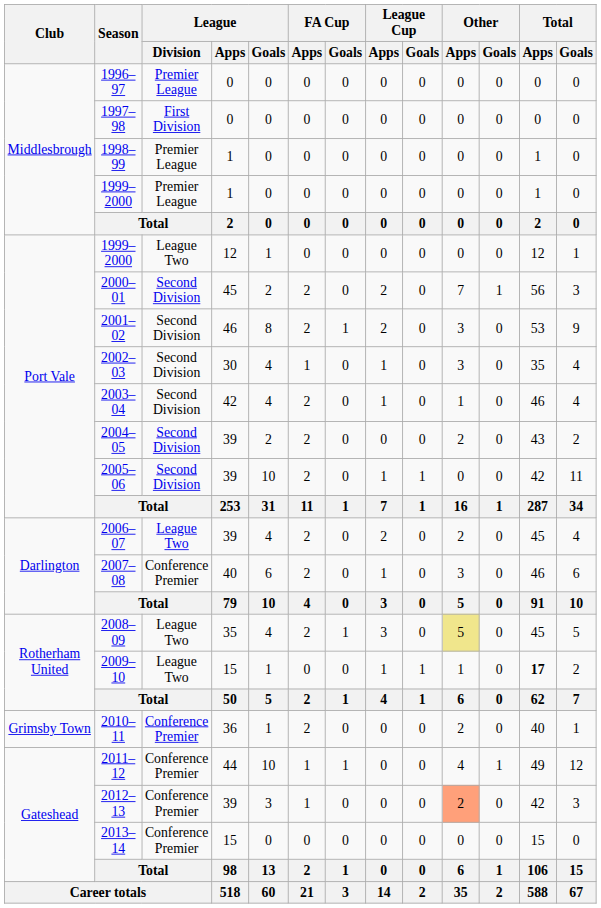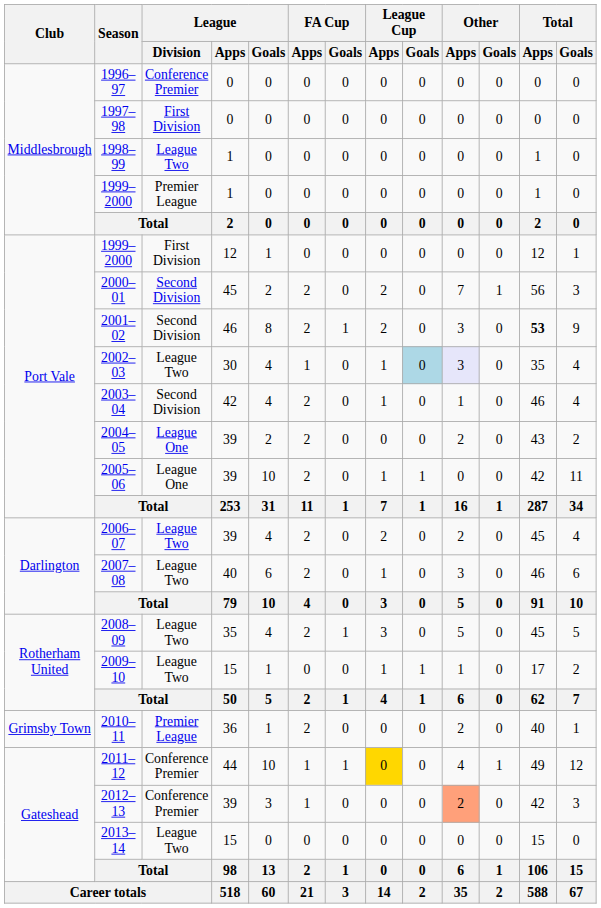(177, 82) Premier League -> (177, 82) Conference Premier
(177, 156) Premier League -> (177, 156) League Two
(177, 253) League Two -> (177, 253) First Division
(538, 327) normal -> (538, 327) bold
(177, 365) Second Division -> (177, 365) League Two
(422, 365) no background -> (422, 365) lightblue background
(461, 365) no background -> (461, 365) lavender background
(177, 439) Second Division -> (177, 439) League One
(177, 477) Second Division -> (177, 477) League One
(177, 573) Conference Premier -> (177, 573) League Two
(461, 632) khaki background -> (461, 632) no background
(538, 669) bold -> (538, 669) normal
(177, 729) Conference Premier -> (177, 729) Premier League
(384, 766) no background -> (384, 766) gold background
(177, 841) Conference Premier -> (177, 841) League Two
